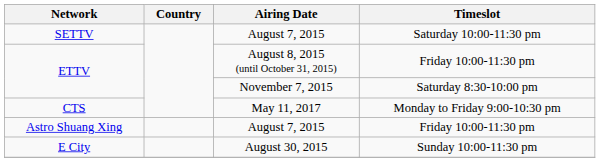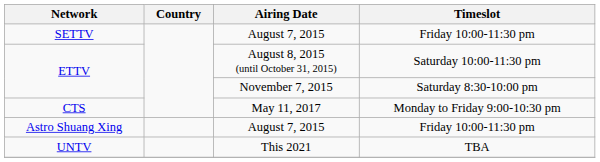(477, 34) Saturday 10:00-11:30 pm -> (477, 34) Friday 10:00-11:30 pm
(477, 61) Friday 10:00-11:30 pm -> (477, 61) Saturday 10:00-11:30 pm
- row: (74, 147)
+ row: (74, 147)
